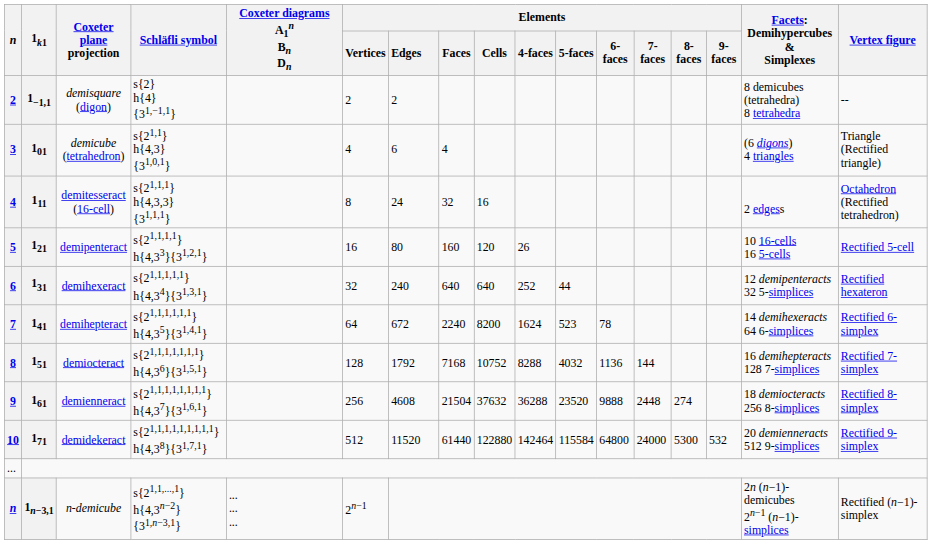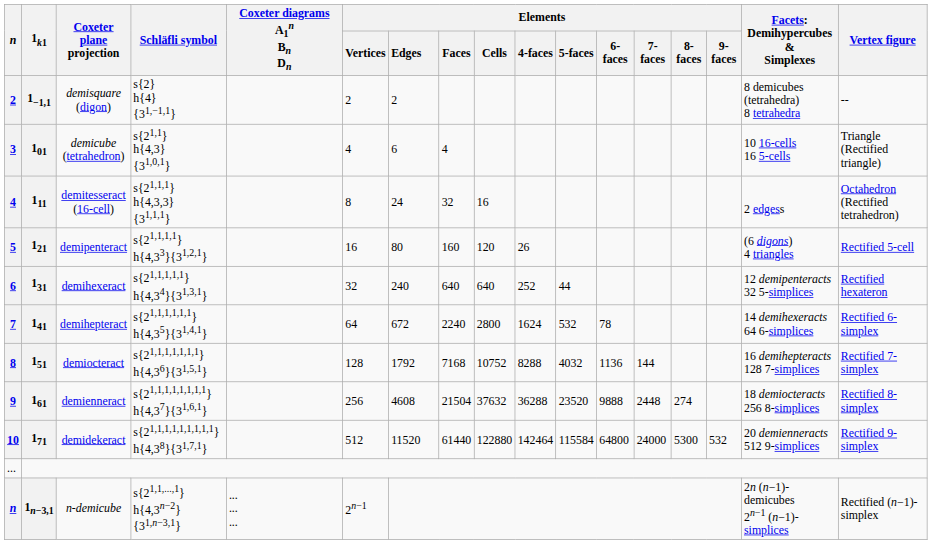(769, 150) (6 digons) 4 triangles -> (770, 150) 10 16-cells 16 5-cells
(770, 247) 10 16-cells 16 5-cells -> (769, 247) (6 digons) 4 triangles
(489, 324) 8200 -> (489, 324) 2800
(568, 324) 523 -> (568, 324) 532
